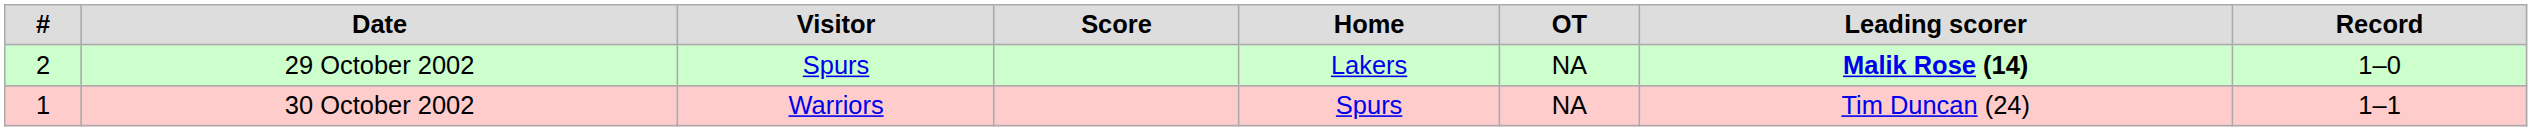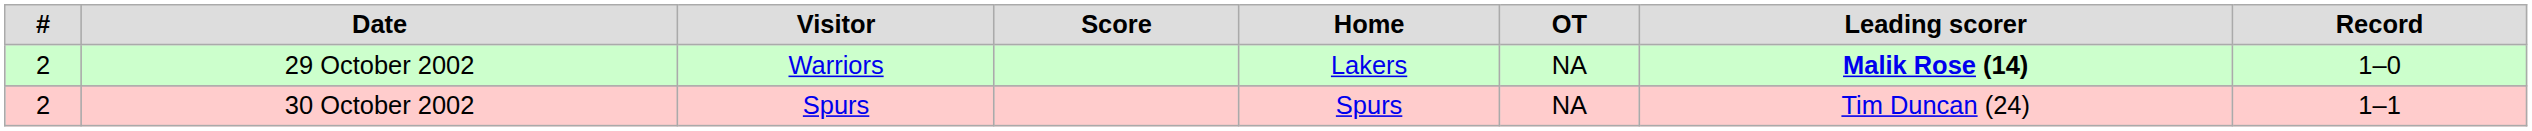(836, 65) Spurs -> (836, 65) Warriors
(43, 105) 1 -> (43, 105) 2
(836, 105) Warriors -> (836, 105) Spurs
